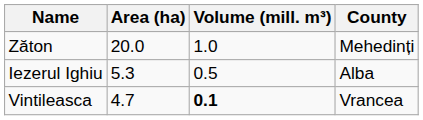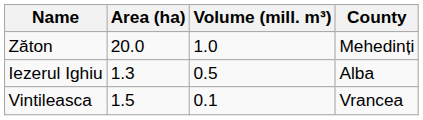(123, 73) 5.3 -> (123, 73) 1.3
(123, 100) 4.7 -> (123, 100) 1.5
(206, 100) bold -> (206, 100) normal
